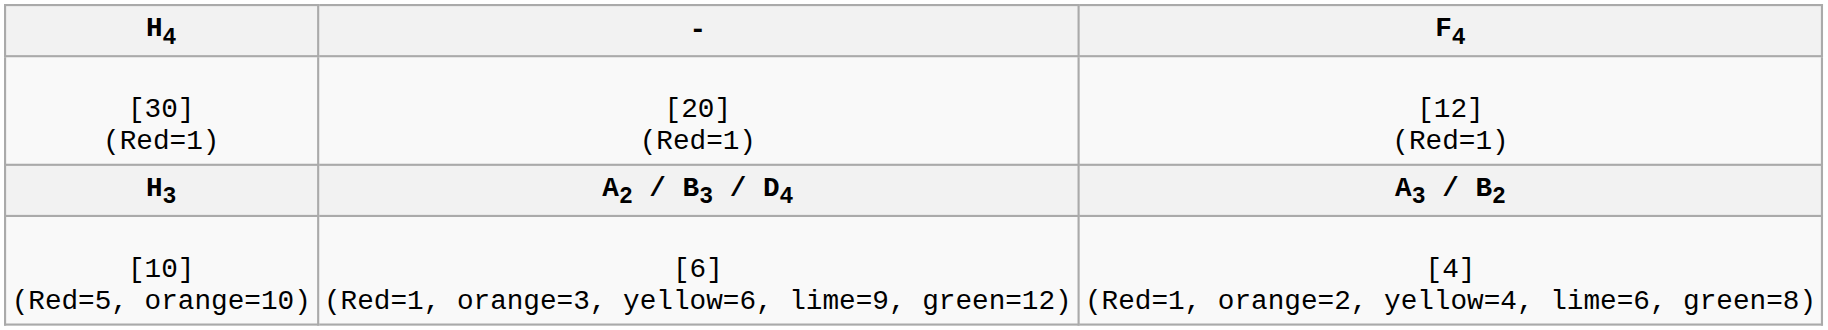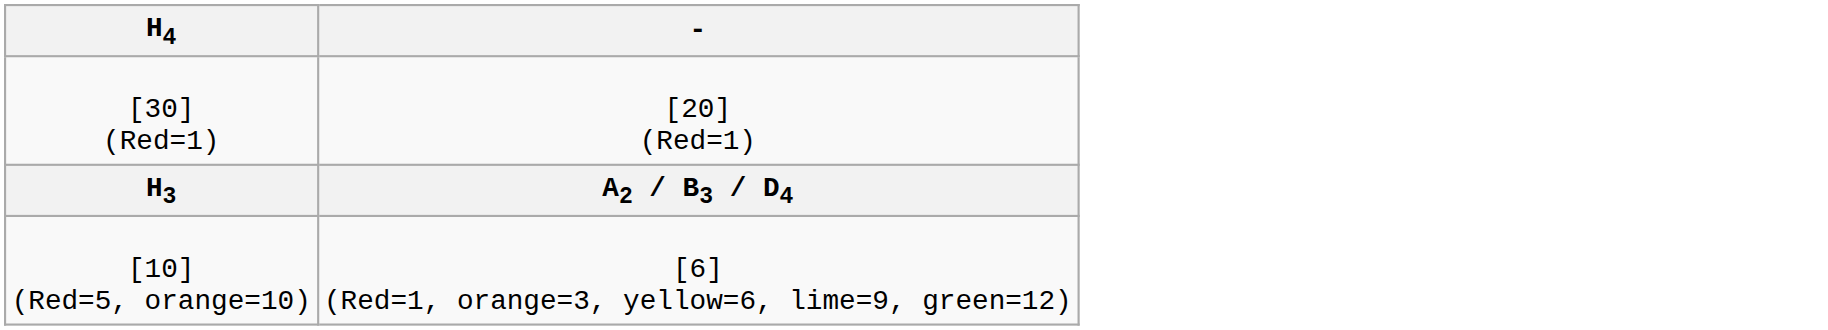- column: (1450, 30)
